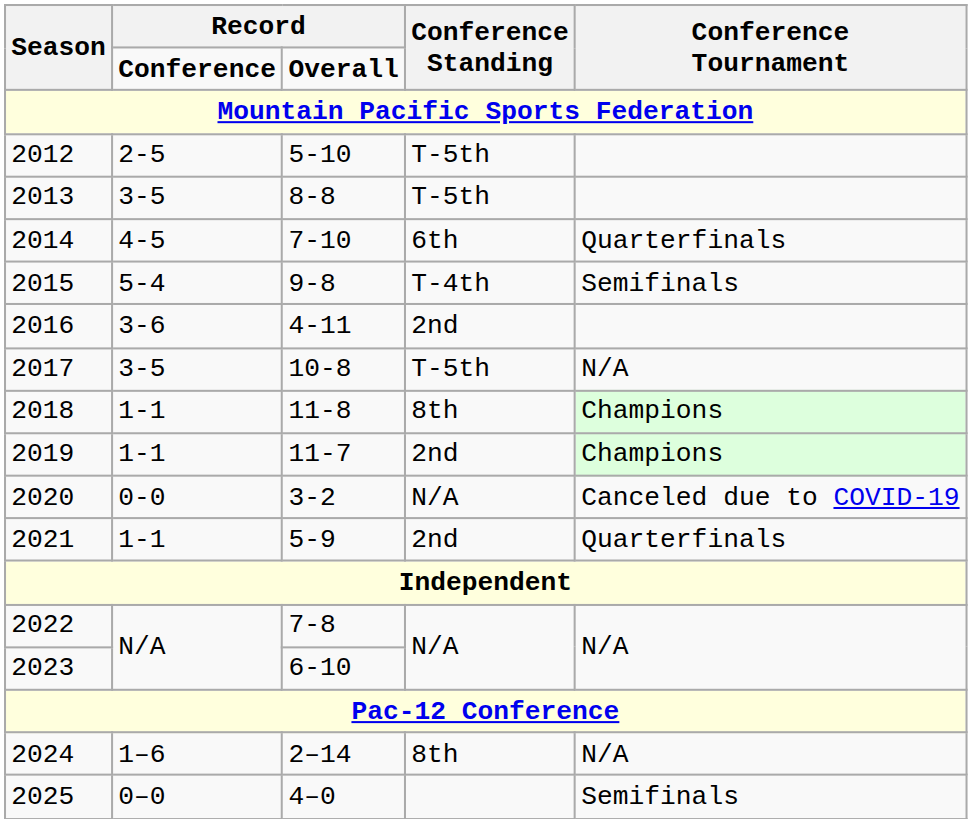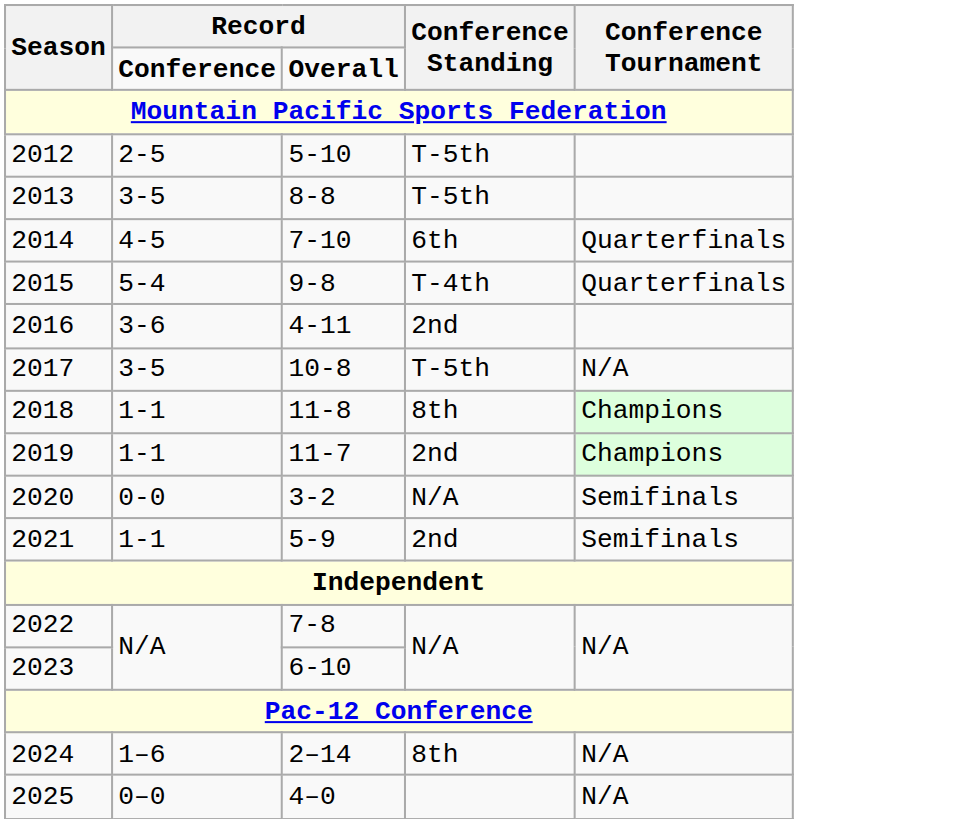(660, 283) Semifinals -> (684, 283) Quarterfinals
(770, 497) Canceled due to COVID-19 -> (660, 497) Semifinals
(684, 540) Quarterfinals -> (660, 540) Semifinals
(660, 797) Semifinals -> (605, 797) N/A
